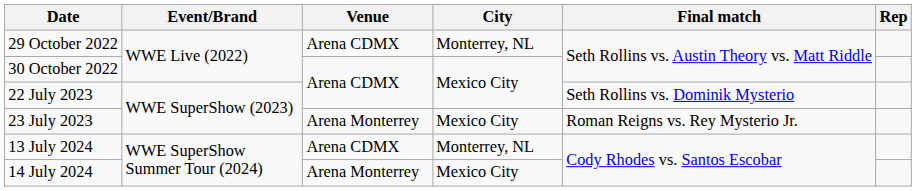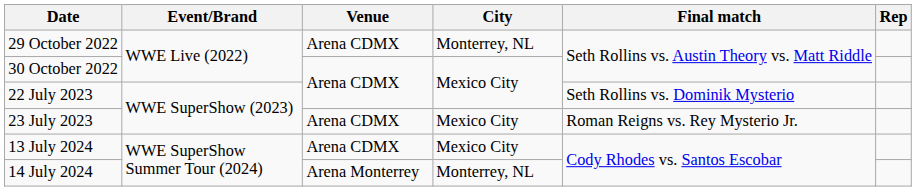(363, 120) Arena Monterrey -> (353, 120) Arena CDMX
(485, 146) Monterrey, NL -> (477, 146) Mexico City
(477, 172) Mexico City -> (485, 172) Monterrey, NL
